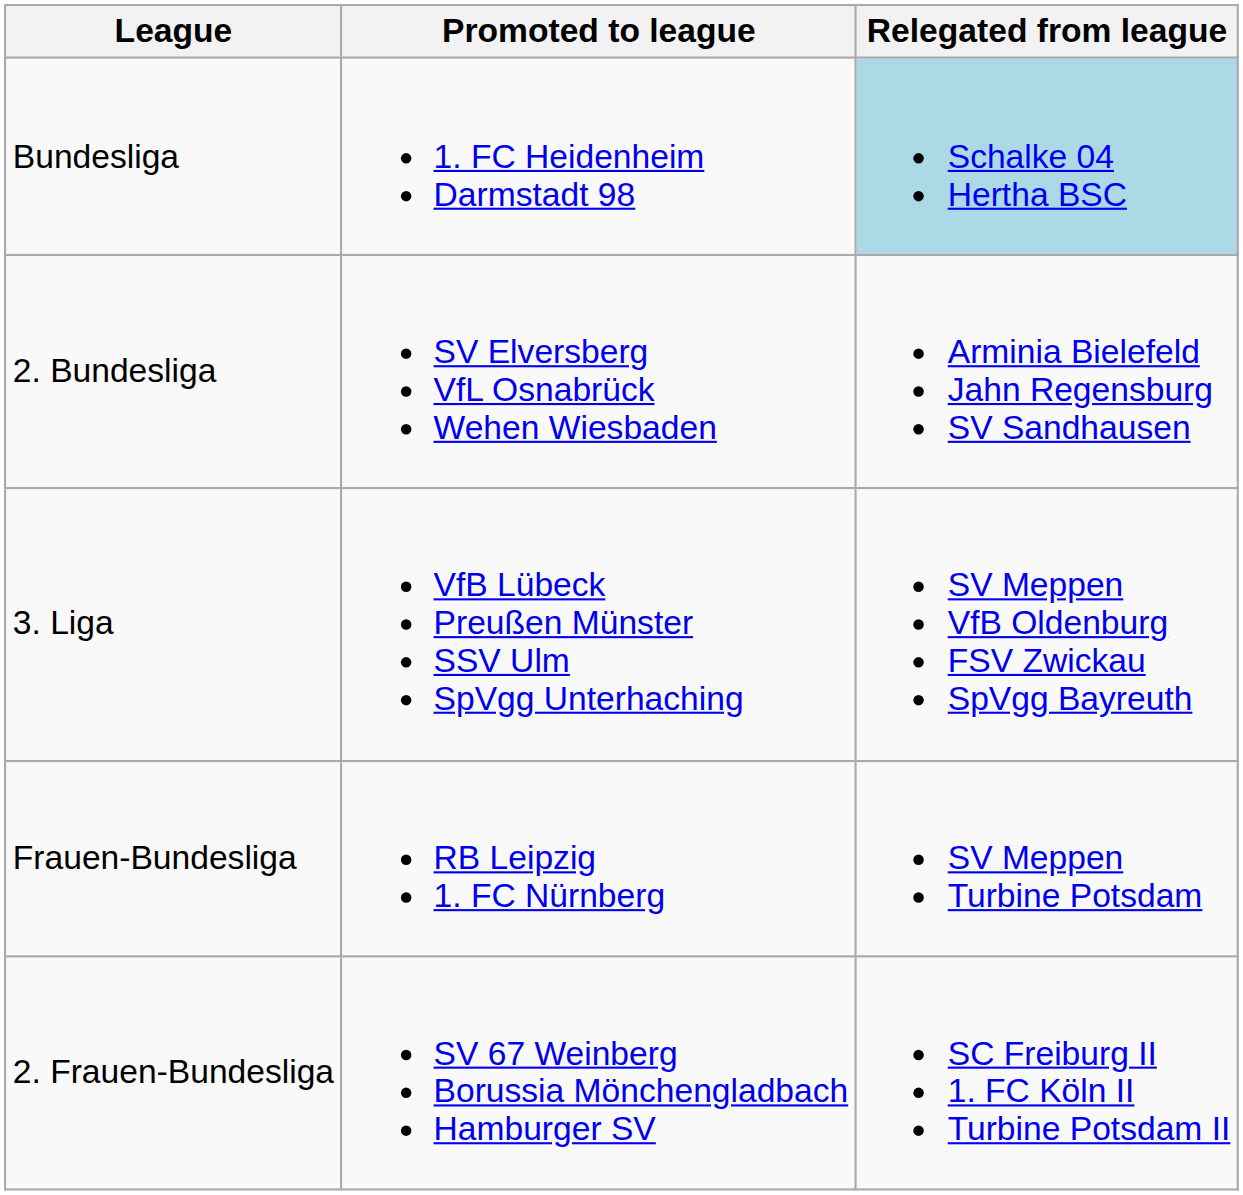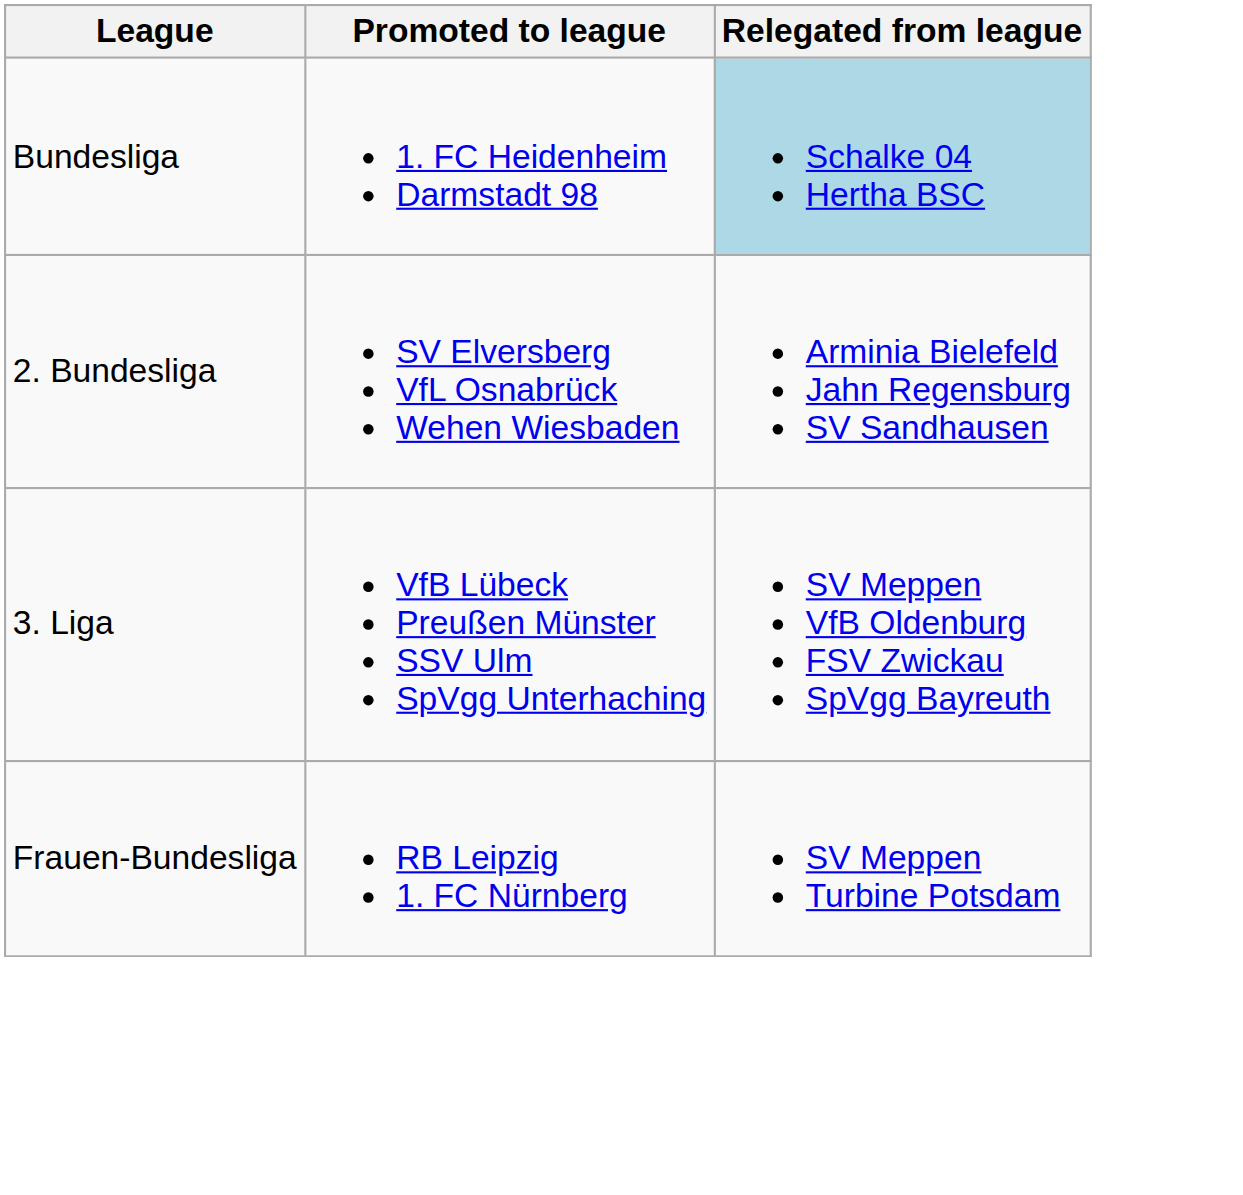- row: (173, 1072)
